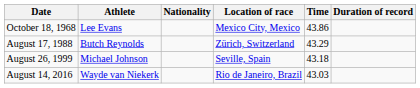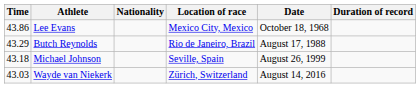columns swapped: (318, 12) <-> (41, 12)
(255, 43) Zürich, Switzerland -> (212, 43) Rio de Janeiro, Brazil
(259, 75) Rio de Janeiro, Brazil -> (208, 75) Zürich, Switzerland
